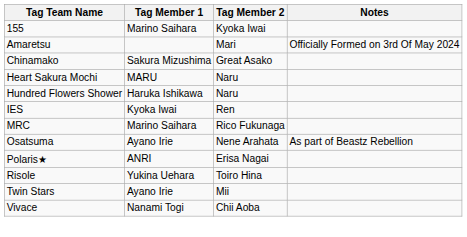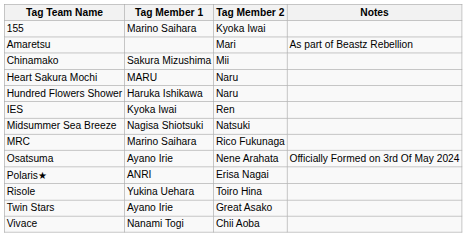(374, 45) Officially Formed on 3rd Of May 2024 -> (351, 45) As part of Beastz Rebellion
(244, 61) Great Asako -> (222, 61) Mii
+ row: (62, 126)
(351, 142) As part of Beastz Rebellion -> (374, 158) Officially Formed on 3rd Of May 2024
(222, 191) Mii -> (244, 208) Great Asako
